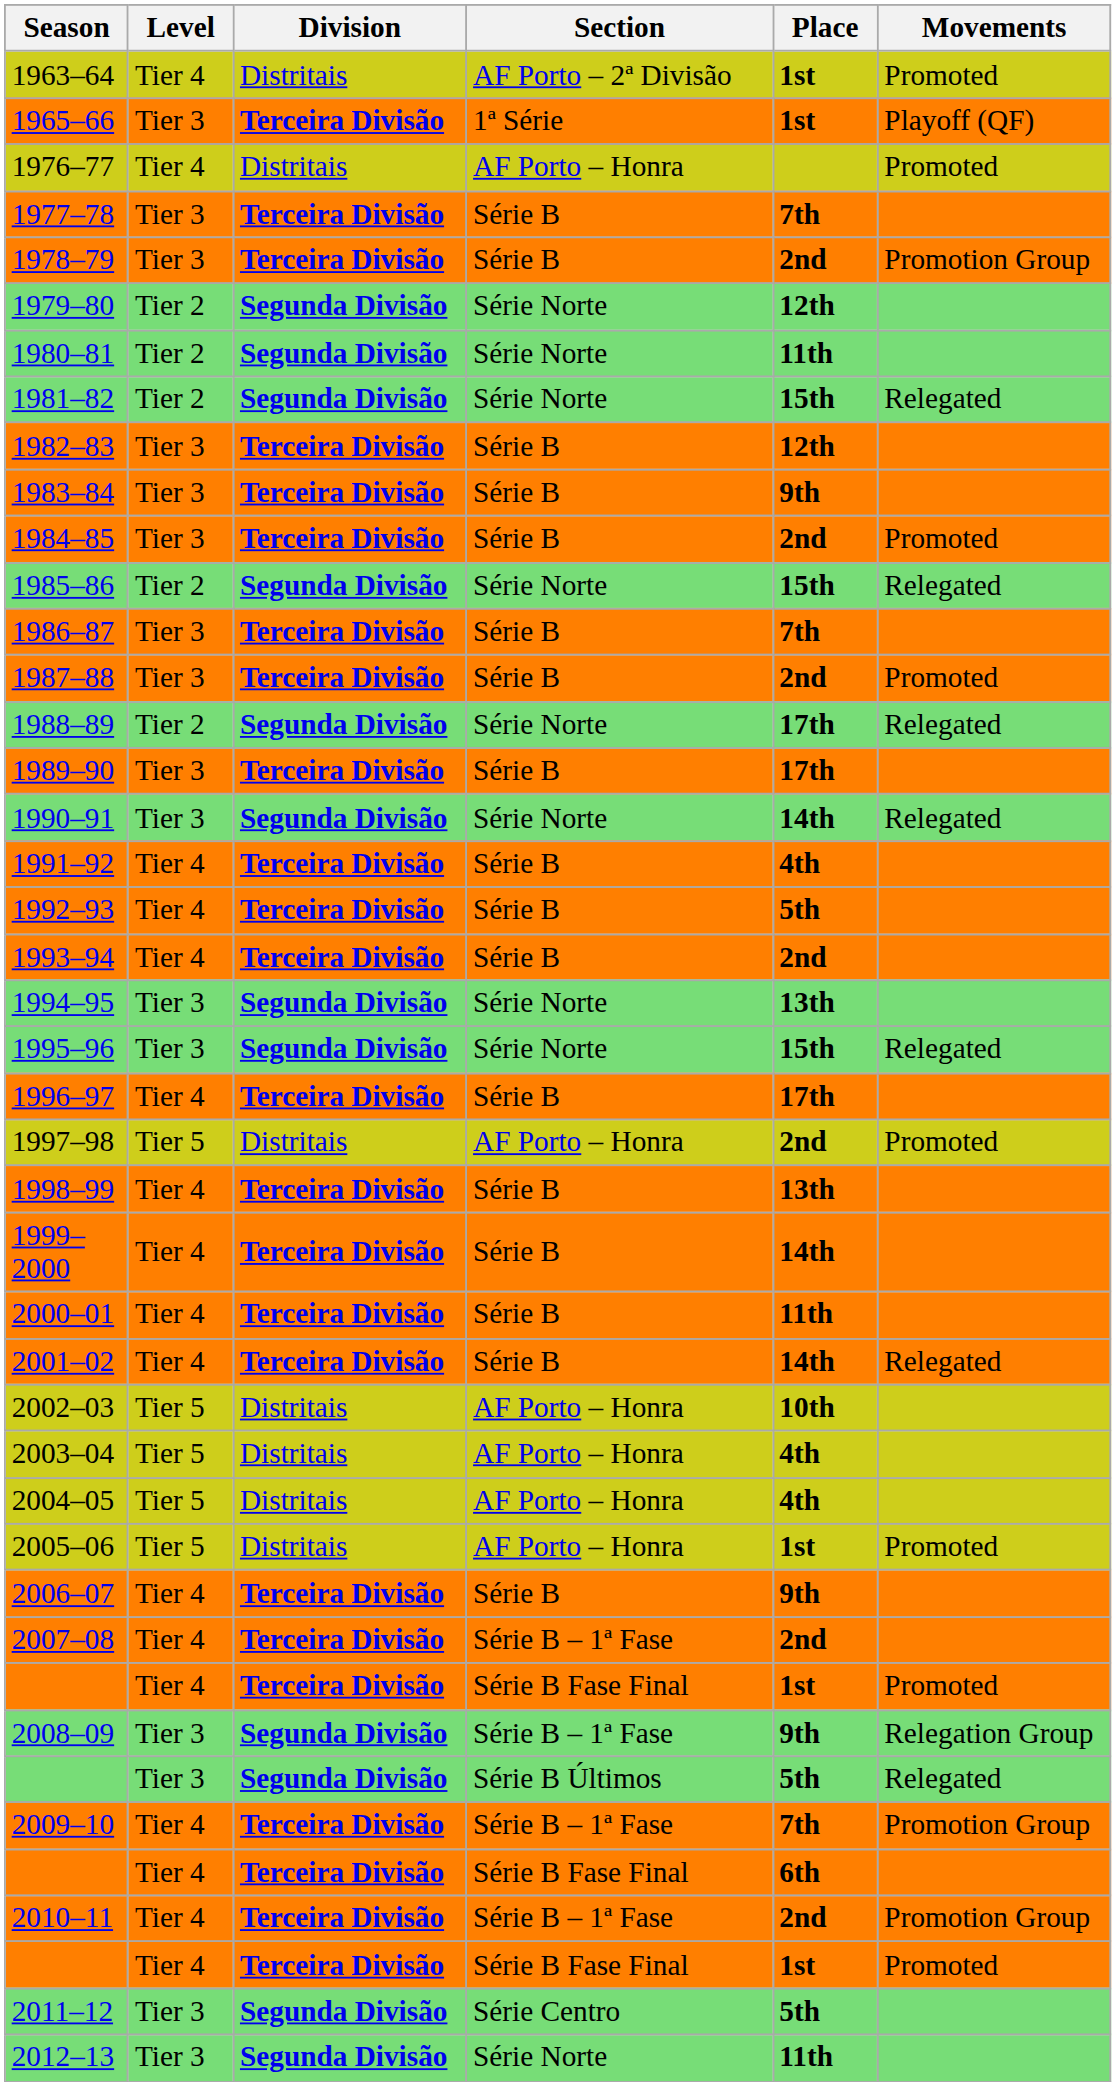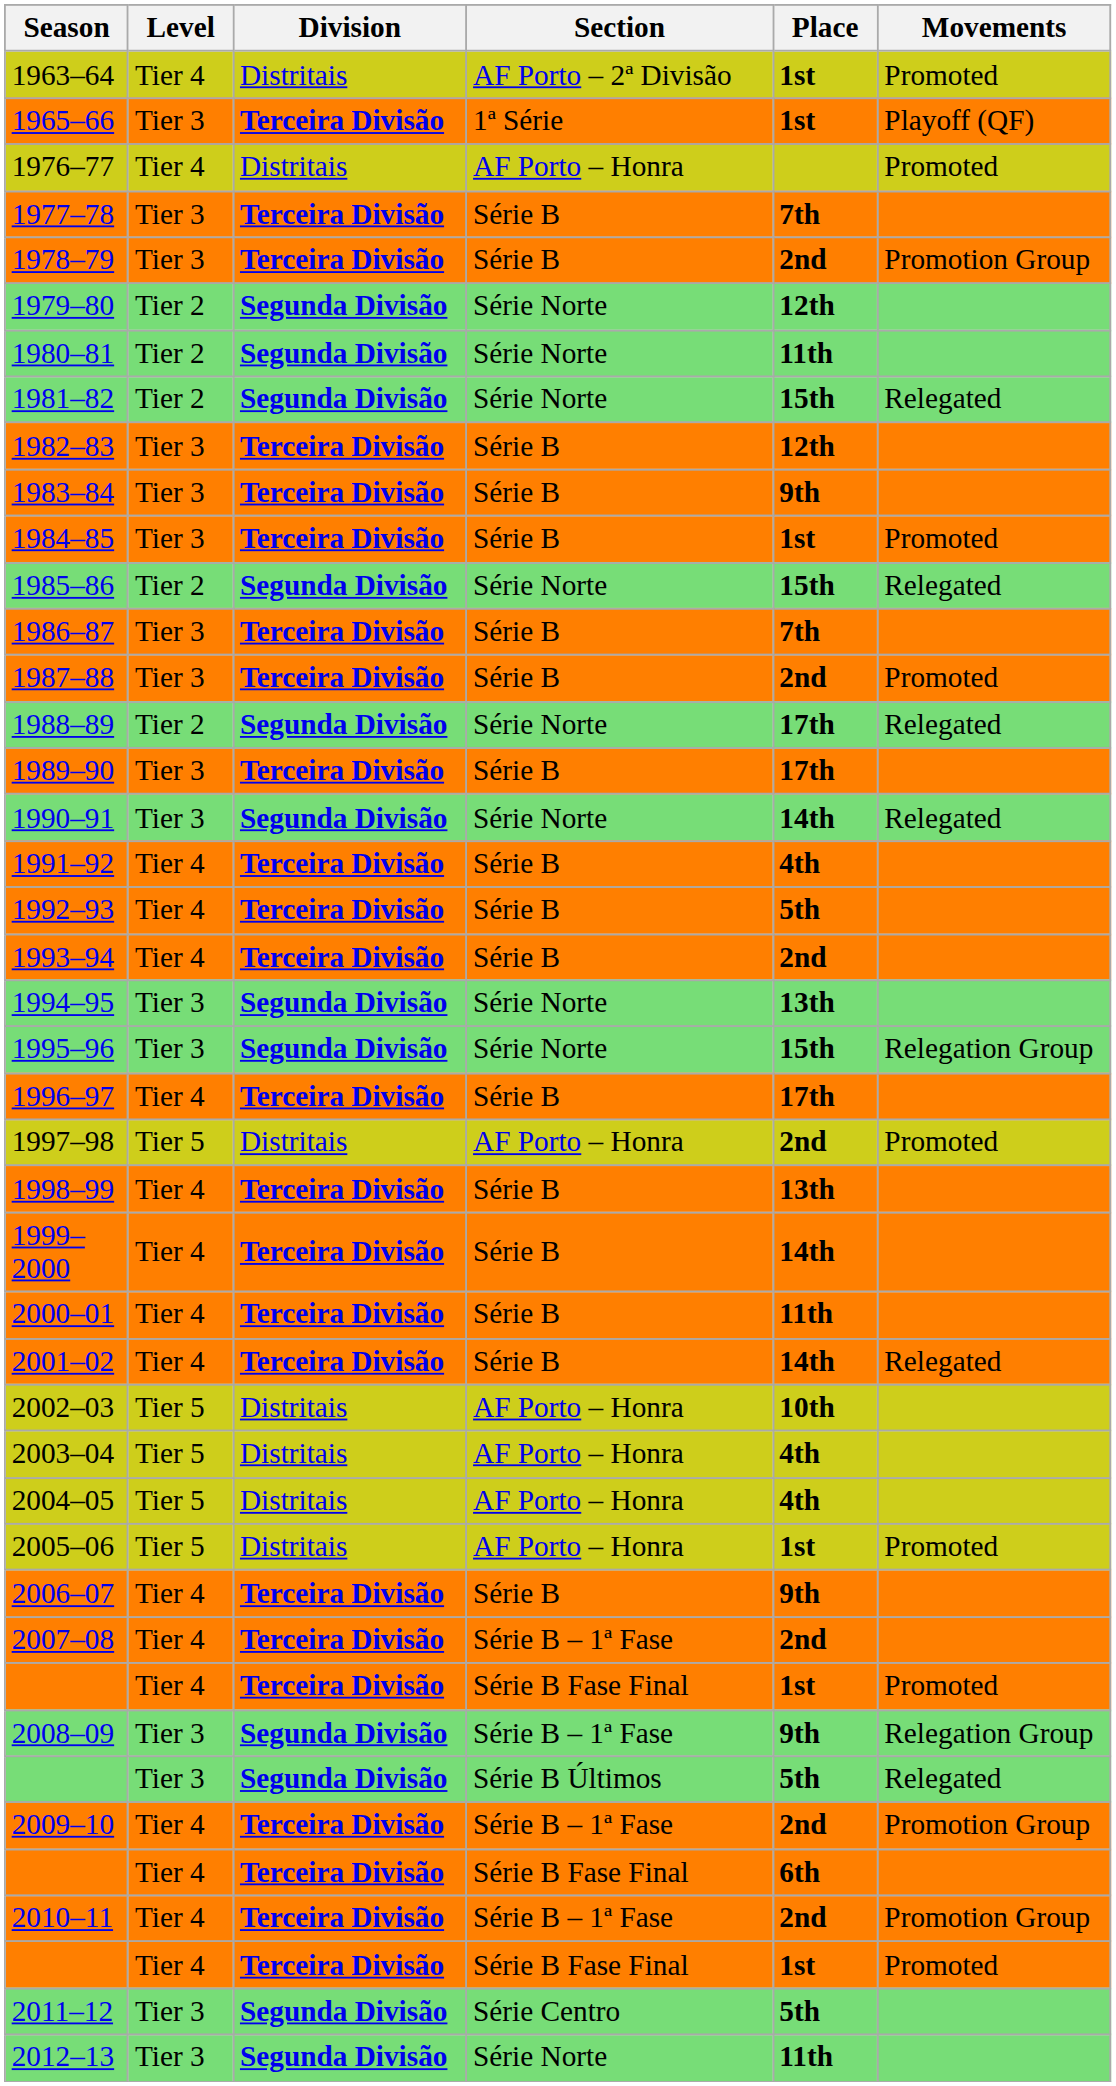(803, 538) 2nd -> (797, 538) 1st
(943, 1049) Relegated -> (989, 1049) Relegation Group
(800, 1825) 7th -> (803, 1825) 2nd
